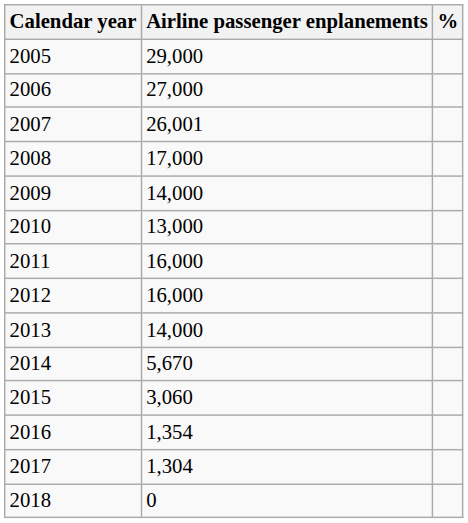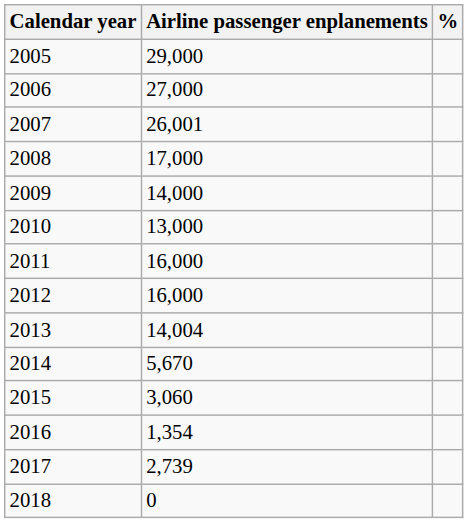(175, 329) 14,000 -> (175, 329) 14,004
(169, 466) 1,304 -> (169, 466) 2,739
